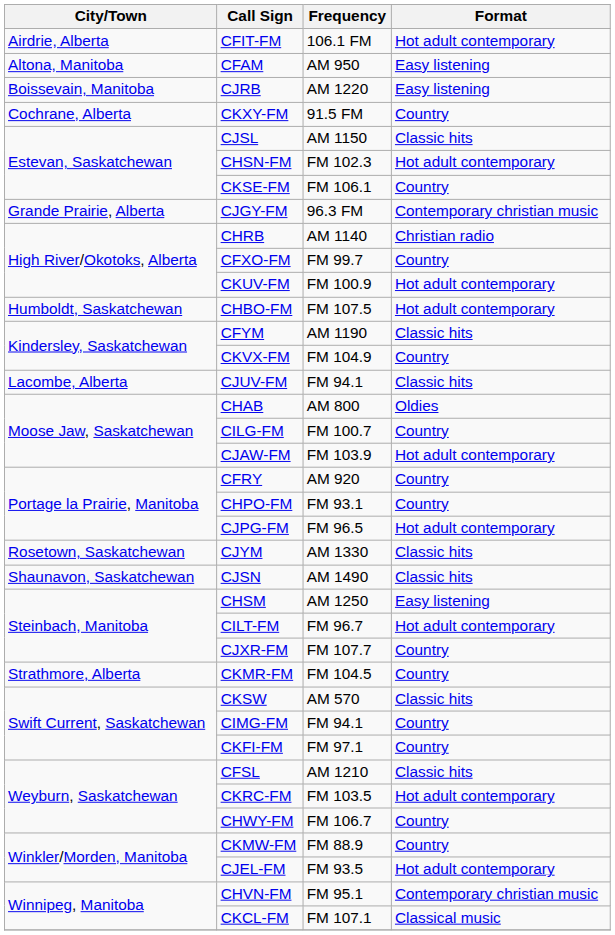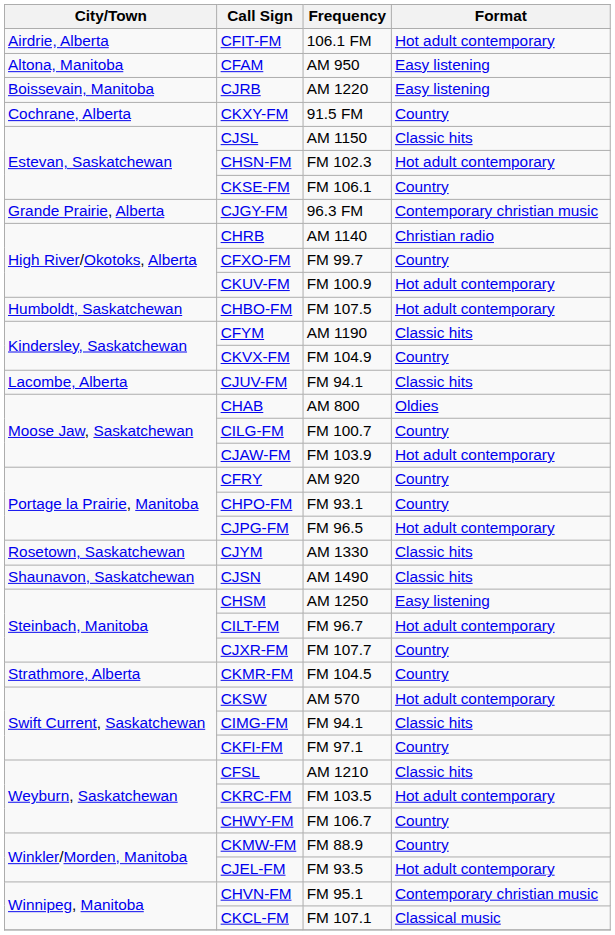(434, 698) Classic hits -> (475, 698) Hot adult contemporary
(422, 723) Country -> (434, 723) Classic hits
